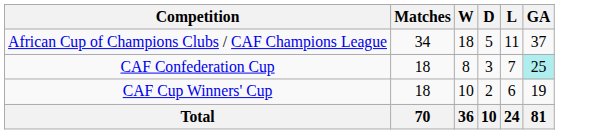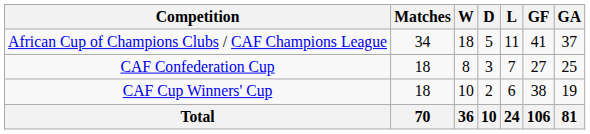+ column: (539, 16)
(539, 66) paleturquoise background -> (569, 66) no background
